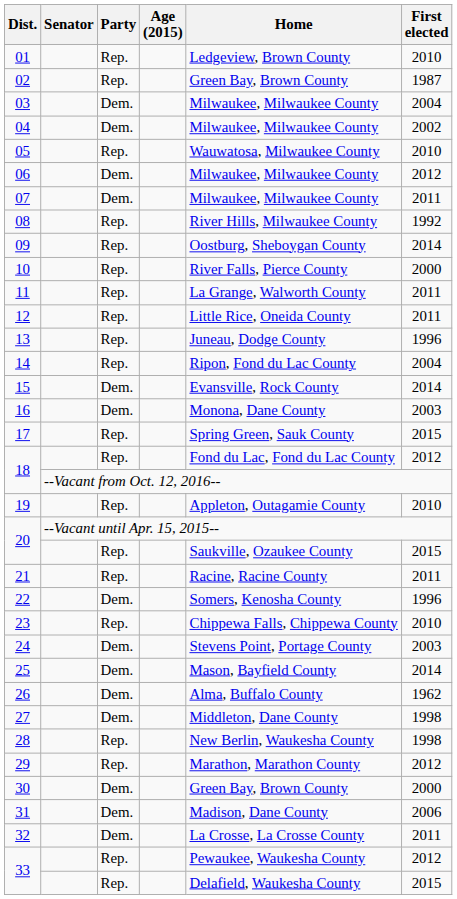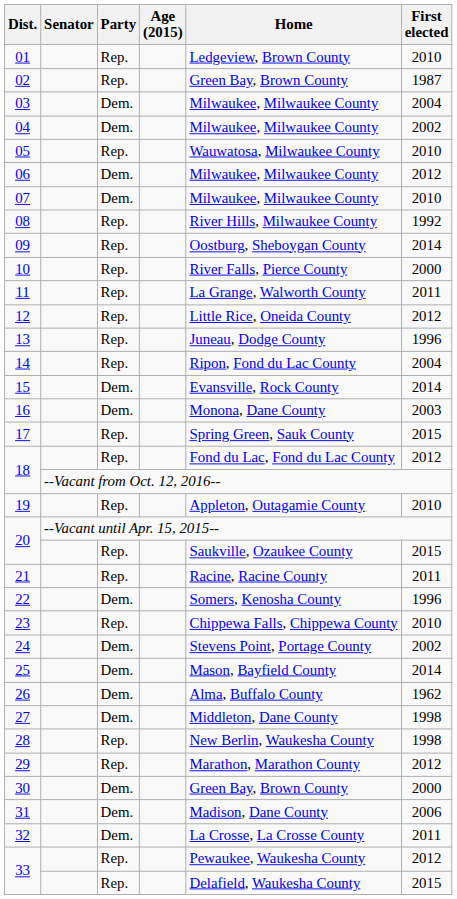(427, 198) 2011 -> (427, 198) 2010
(427, 316) 2011 -> (427, 316) 2012
(427, 646) 2003 -> (427, 646) 2002
